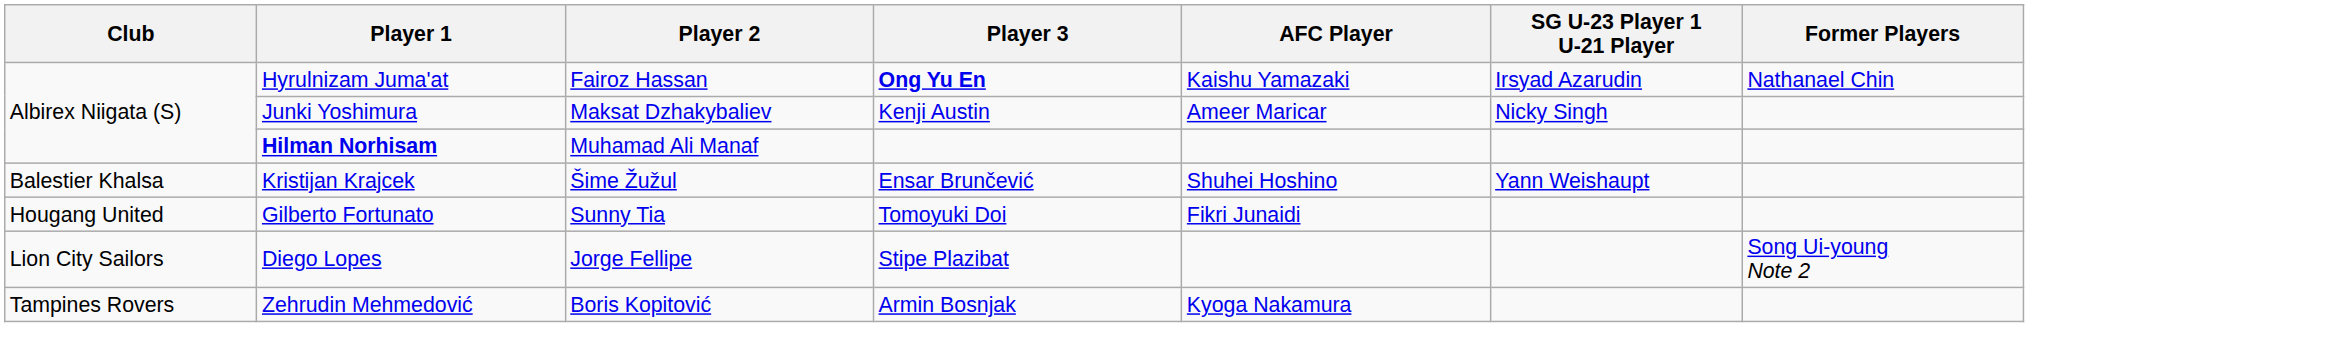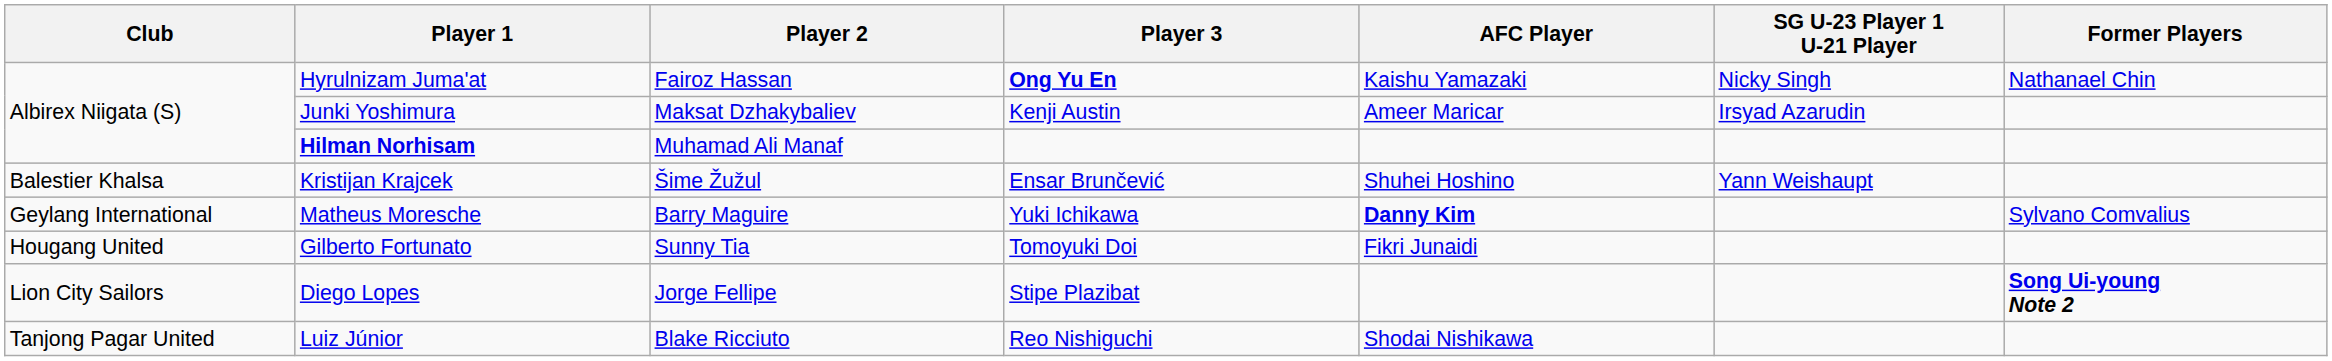(1569, 79) Irsyad Azarudin -> (1775, 79) Nicky Singh
(1551, 113) Nicky Singh -> (1792, 113) Irsyad Azarudin
+ row: (390, 214)
(1818, 260) normal -> (2084, 293) bold
- row: (367, 305)
+ row: (351, 339)
